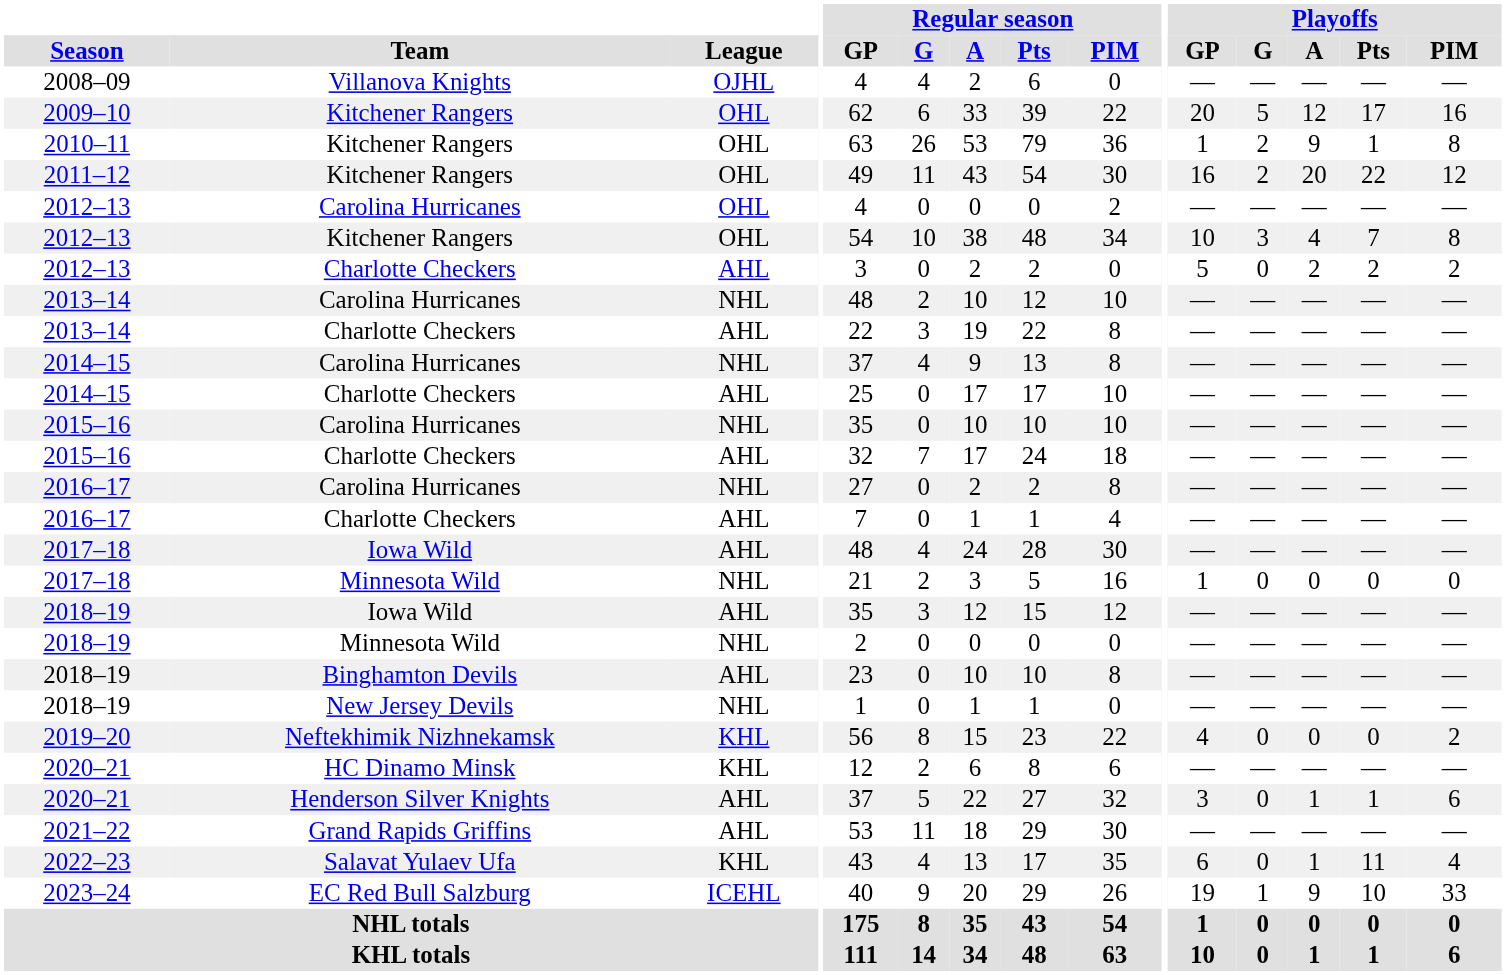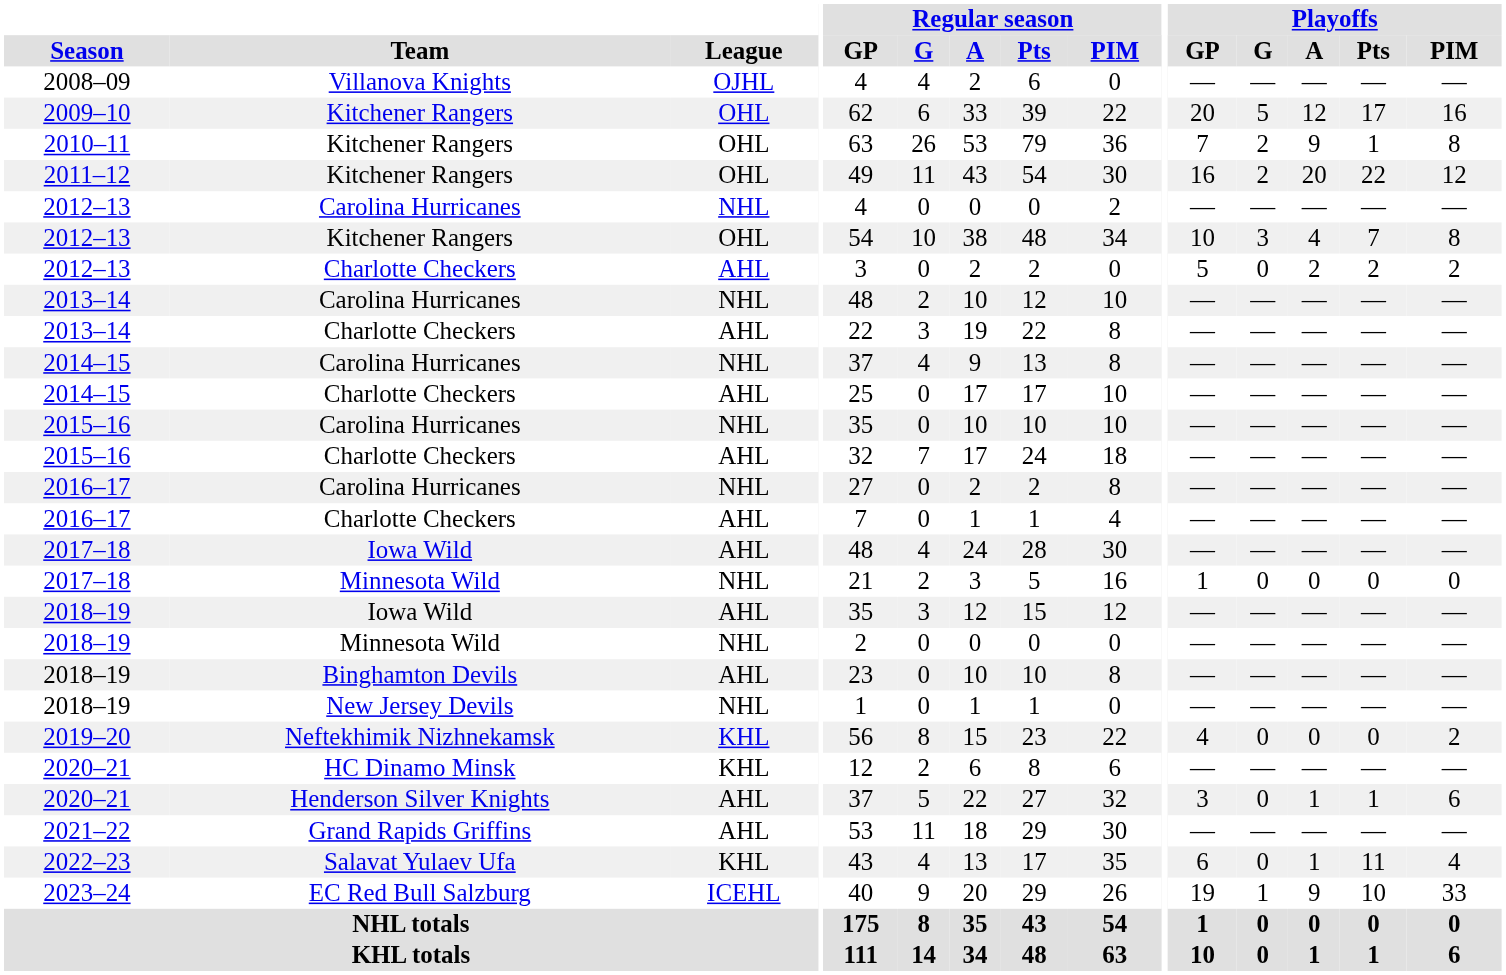(1202, 144) 1 -> (1202, 144) 7
(744, 206) OHL -> (744, 206) NHL
